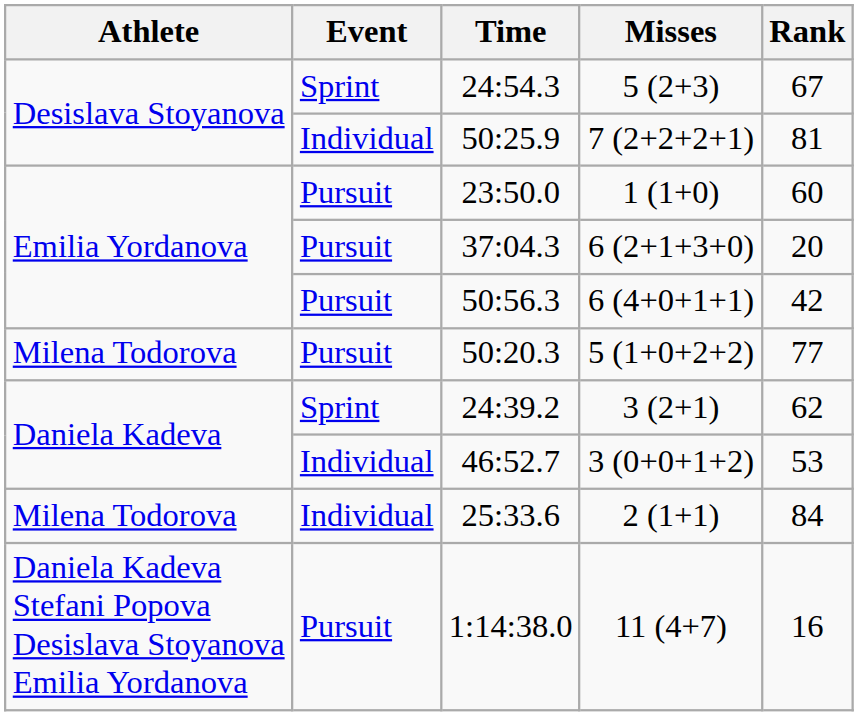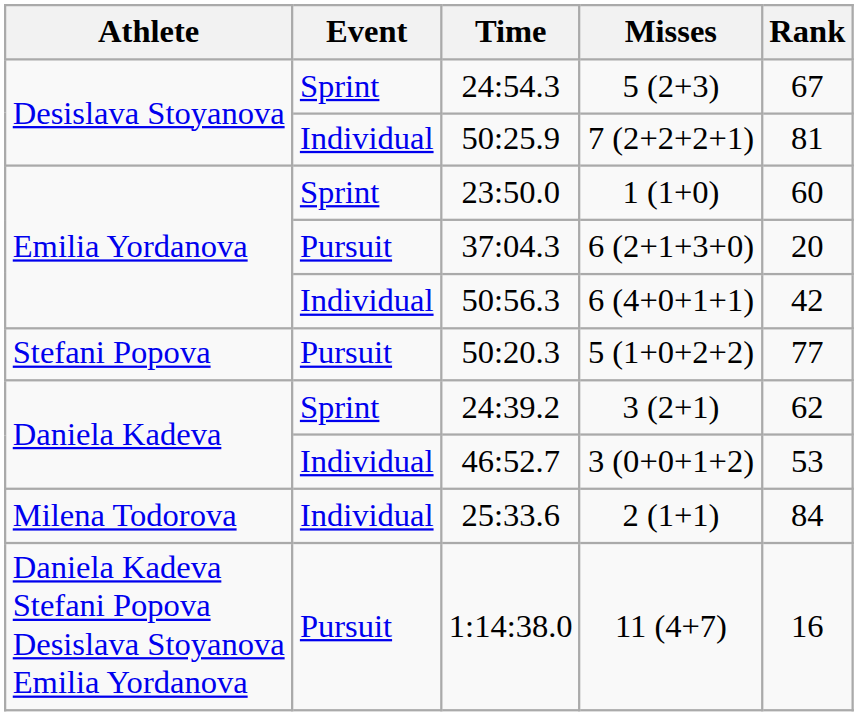(346, 192) Pursuit -> (340, 192) Sprint
(346, 300) Pursuit -> (367, 300) Individual
(125, 353) Milena Todorova -> (112, 353) Stefani Popova
